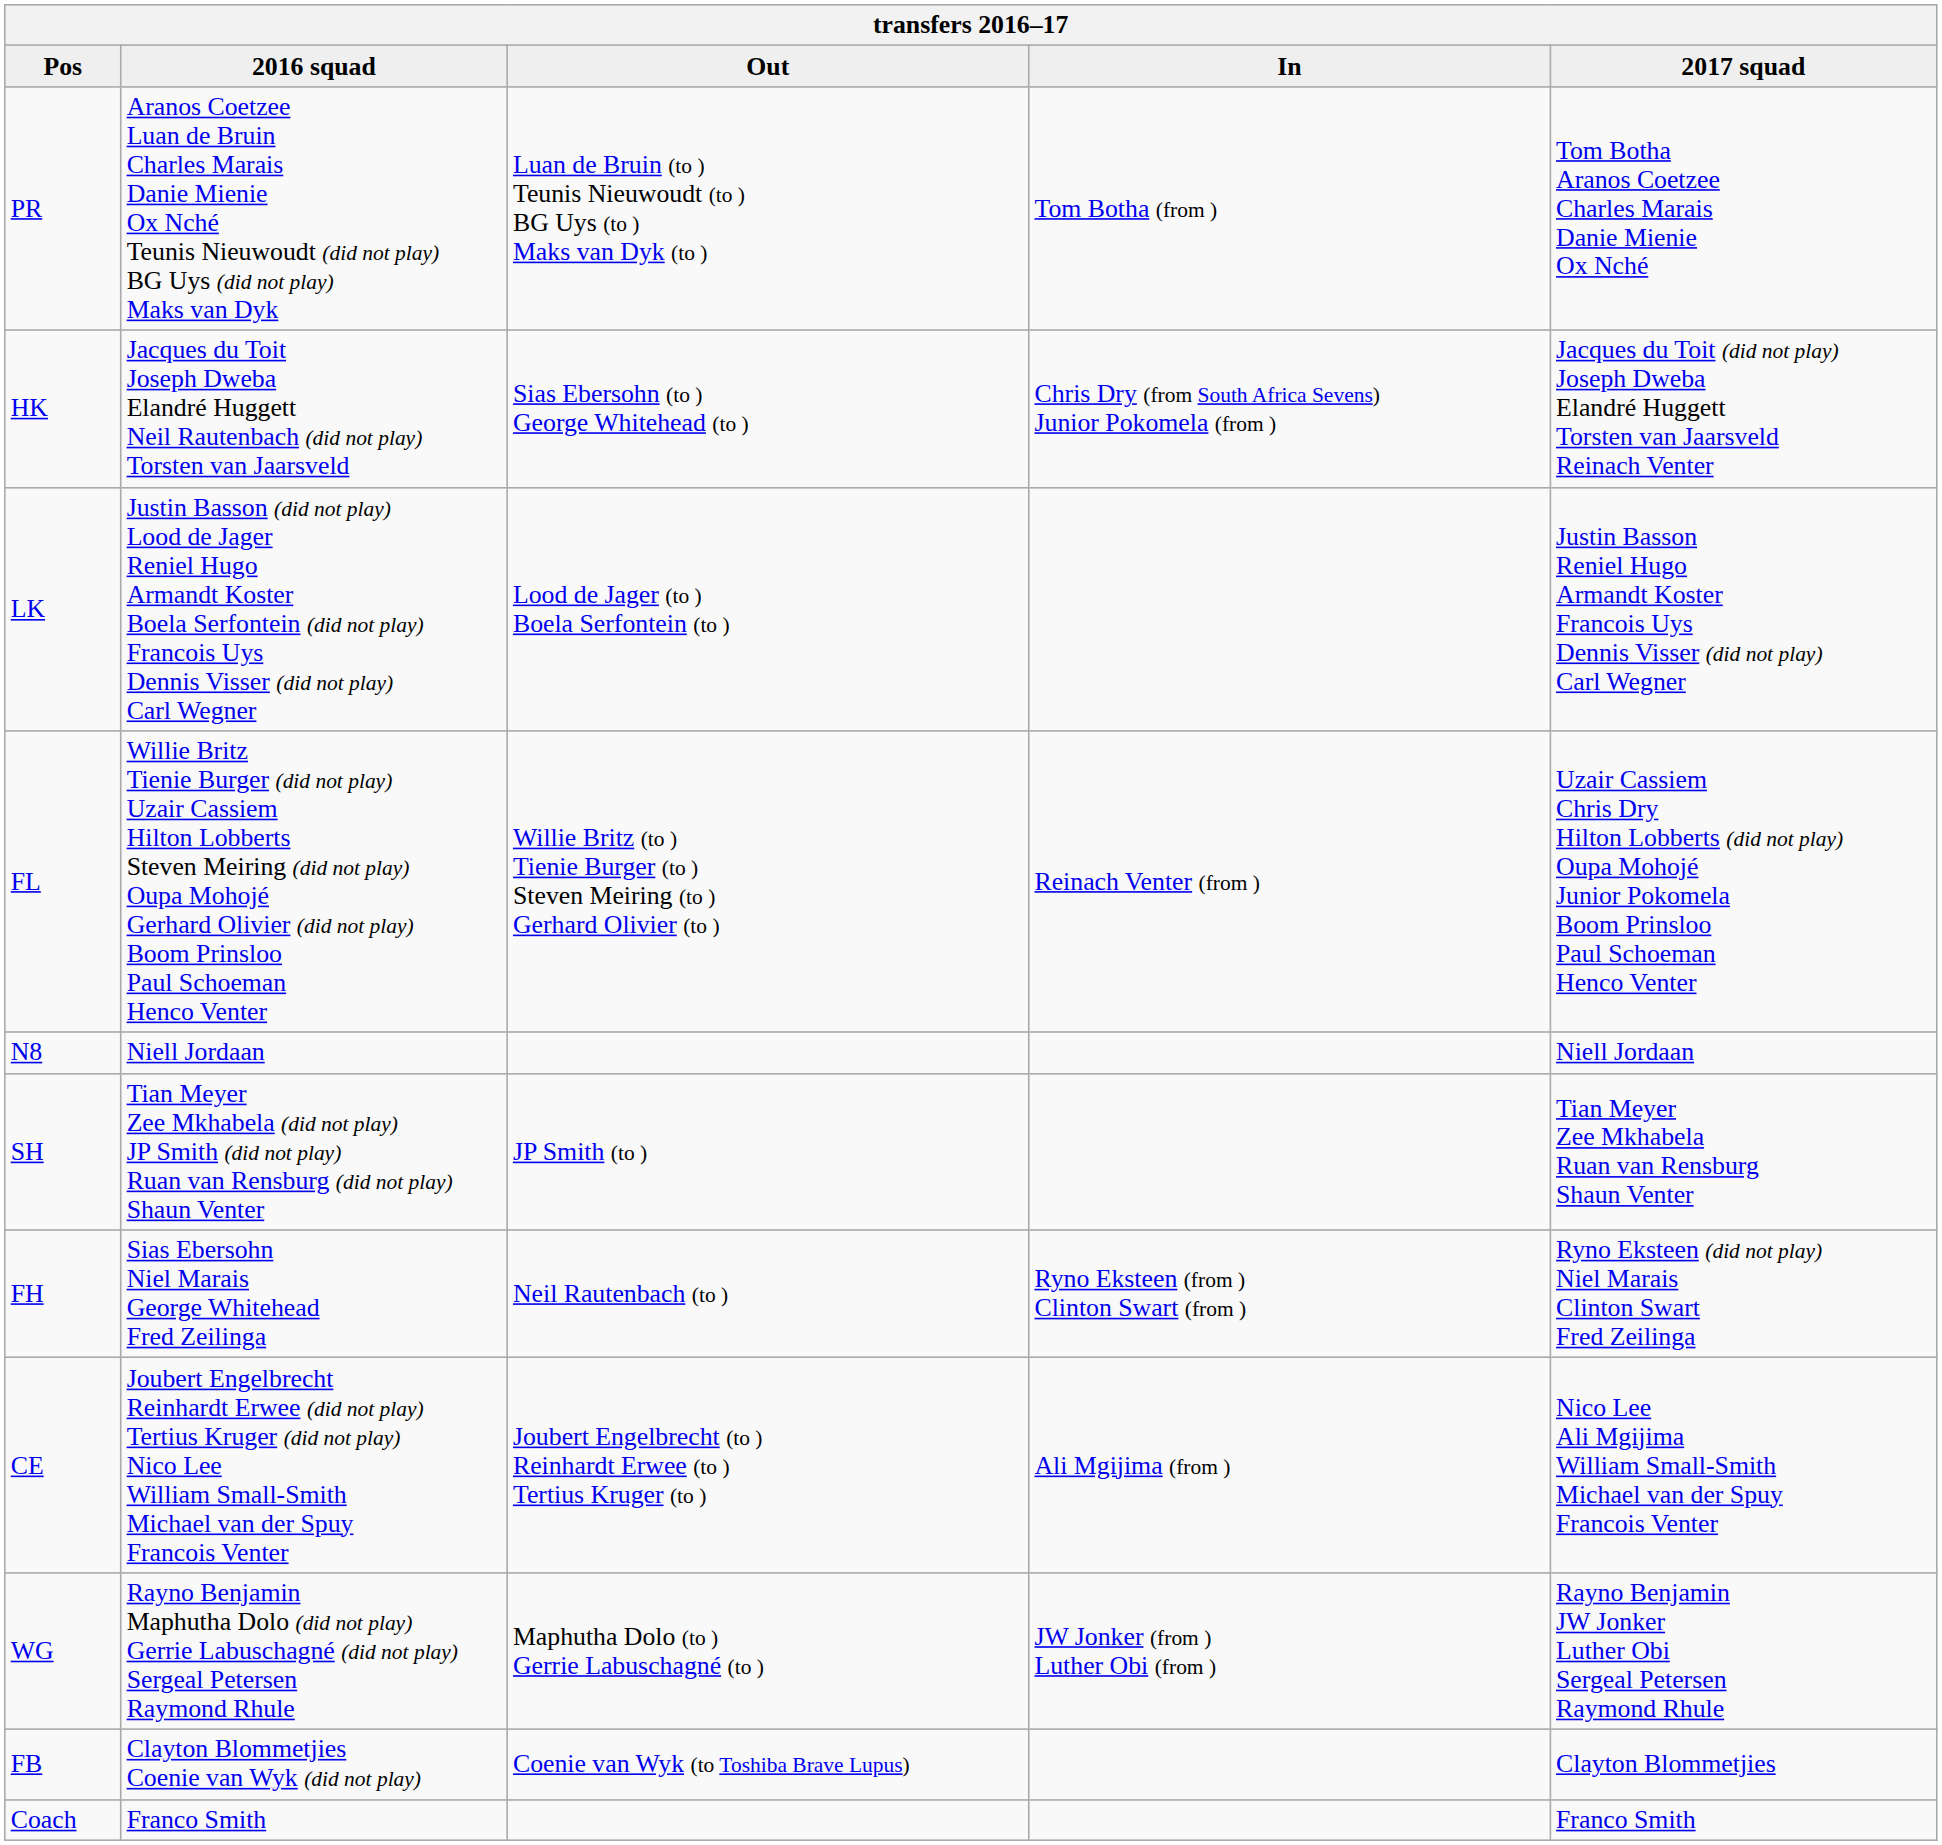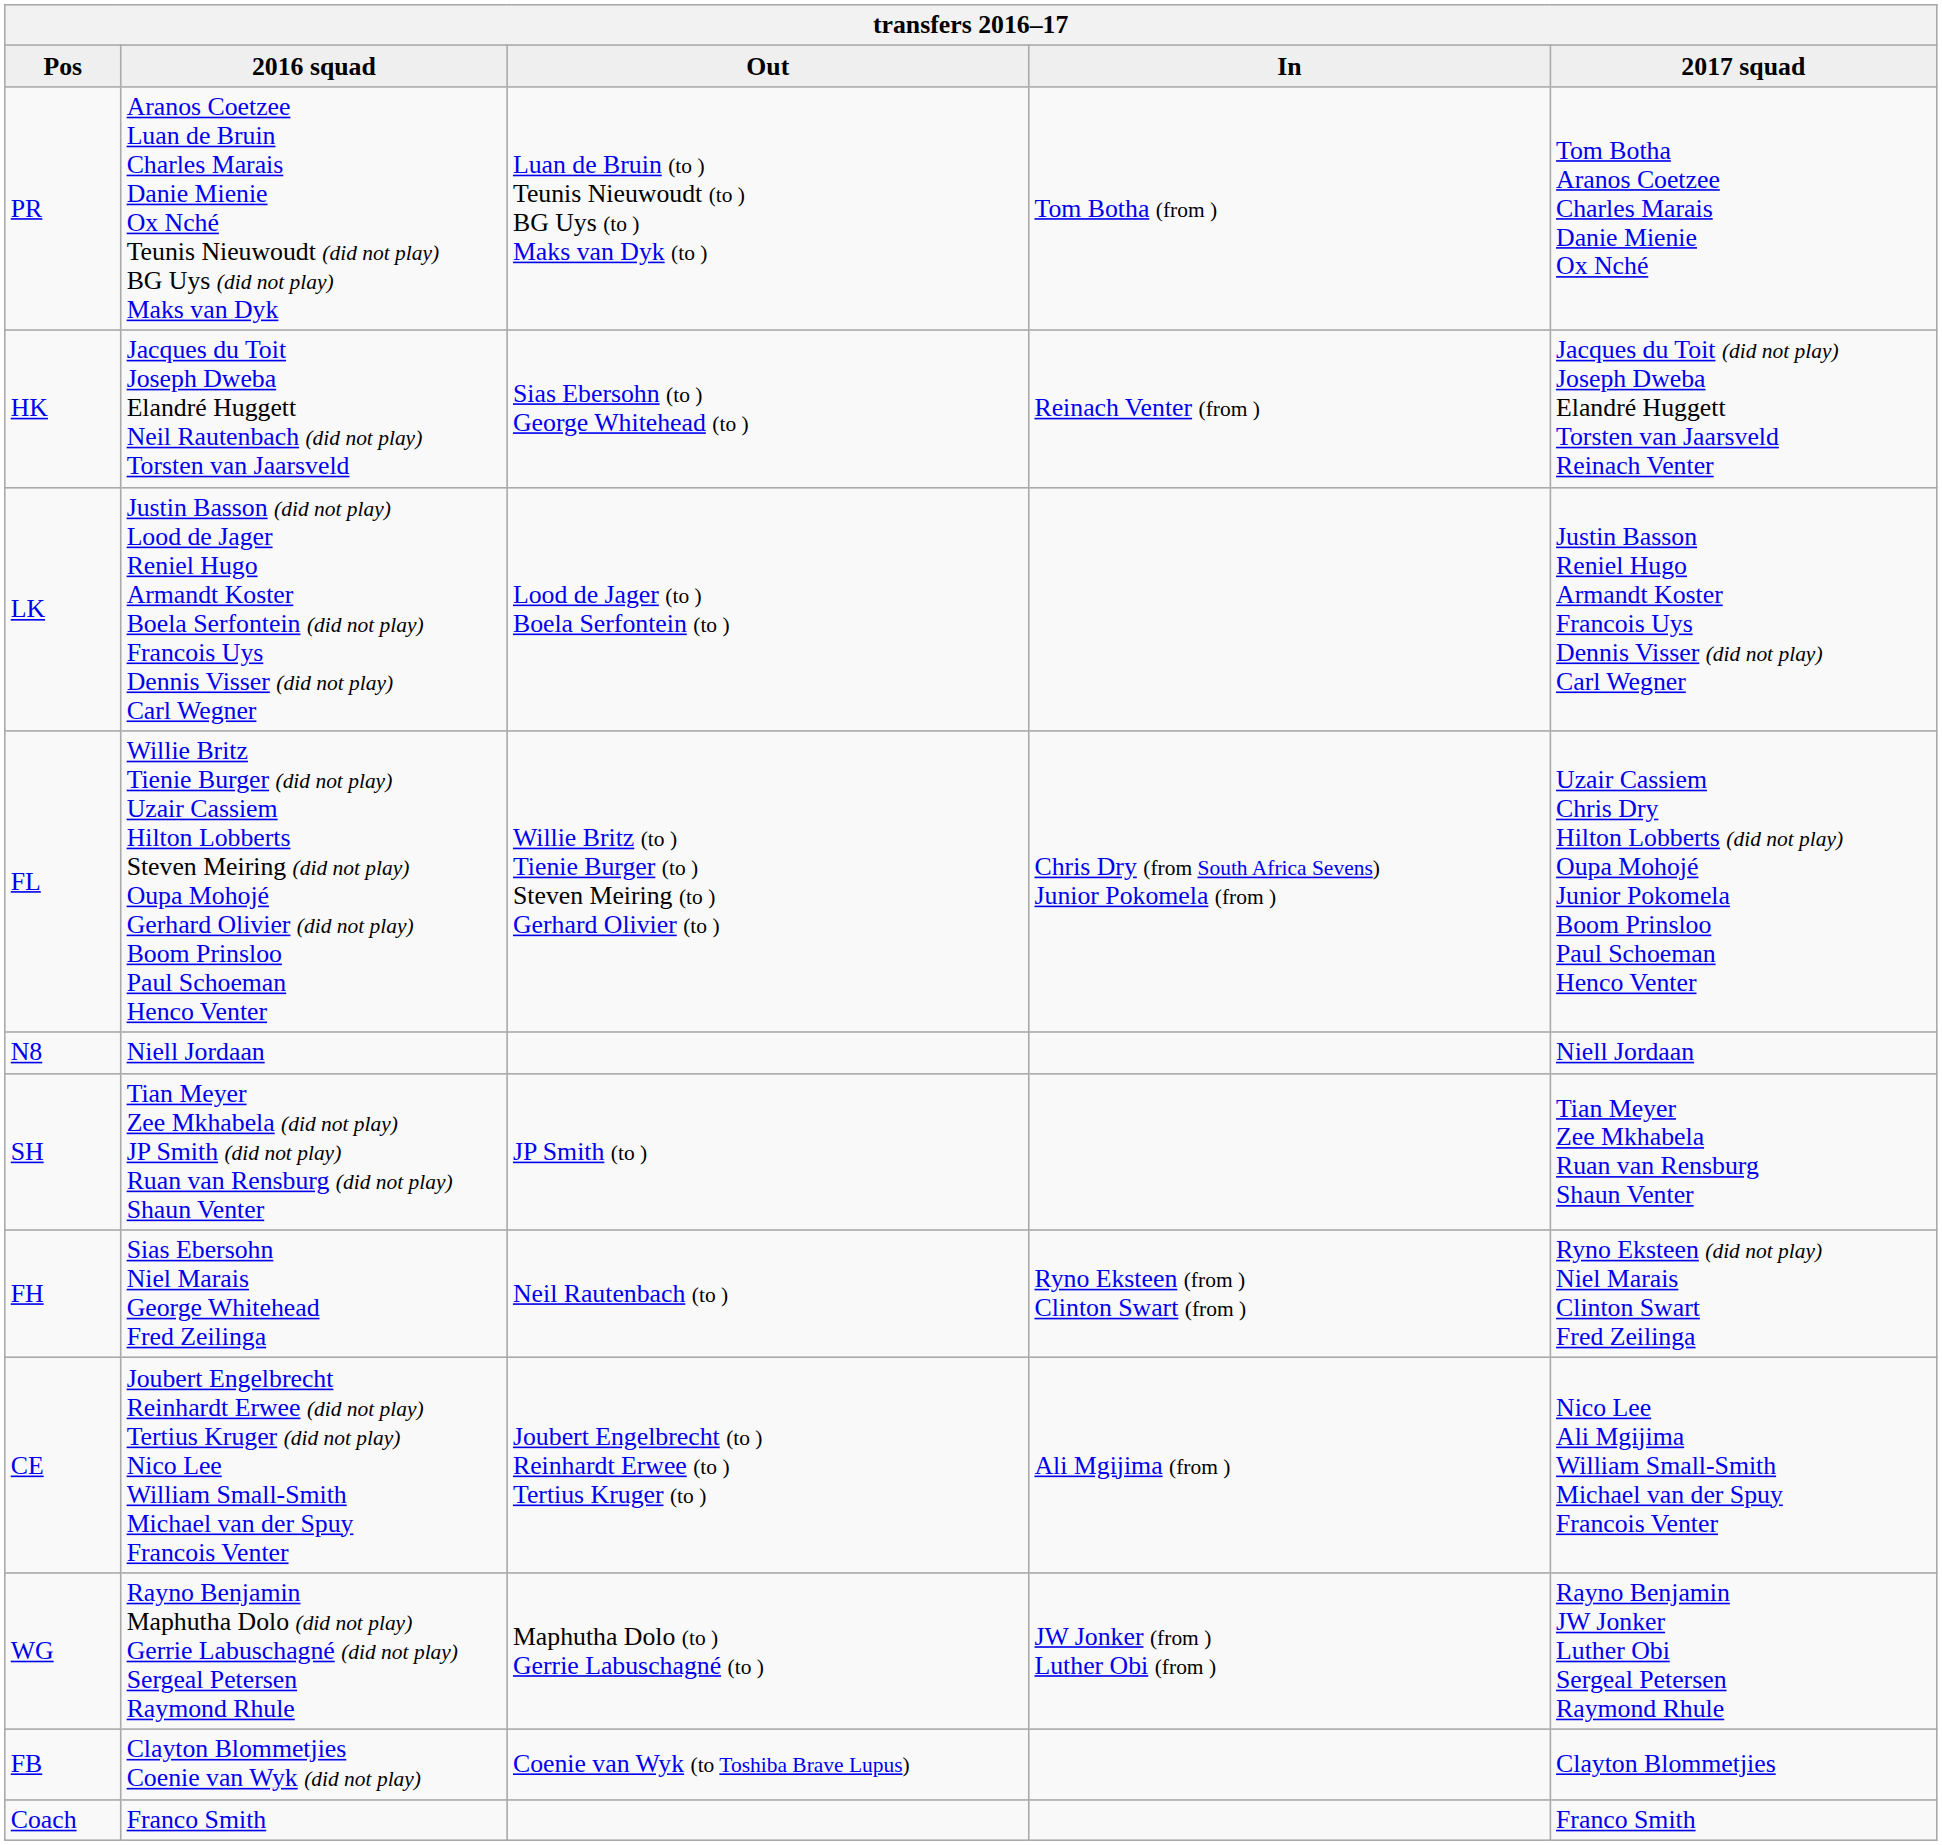(1207, 408) Chris Dry (from South Africa Sevens) Junior Pokomela (from ) -> (1147, 408) Reinach Venter (from )
(1147, 881) Reinach Venter (from ) -> (1207, 881) Chris Dry (from South Africa Sevens) Junior Pokomela (from )
